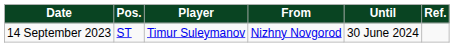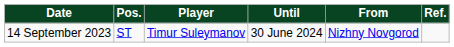columns swapped: (296, 13) <-> (383, 13)
